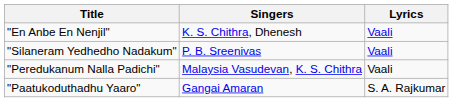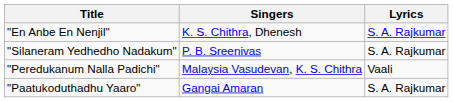(380, 32) Vaali -> (406, 32) S. A. Rajkumar
(380, 51) Vaali -> (406, 51) S. A. Rajkumar
